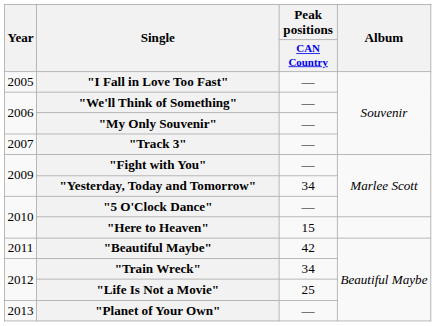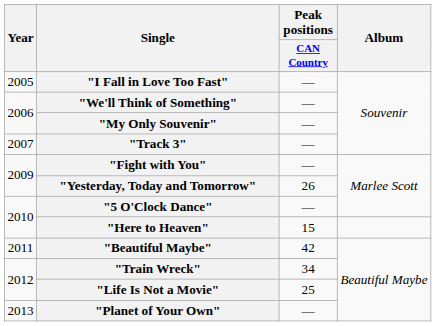(308, 185) 34 -> (308, 185) 26
